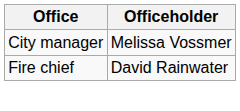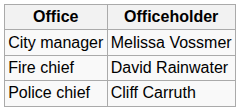+ row: (49, 93)
